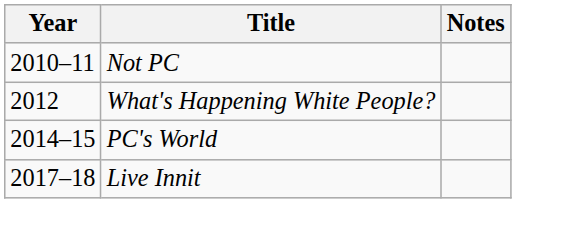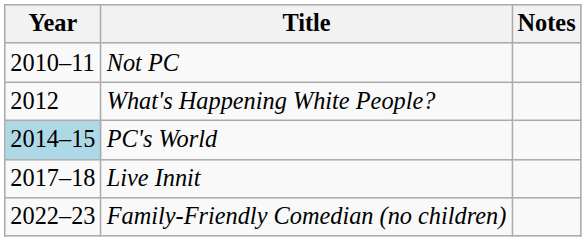(53, 139) no background -> (53, 139) lightblue background
+ row: (307, 216)
